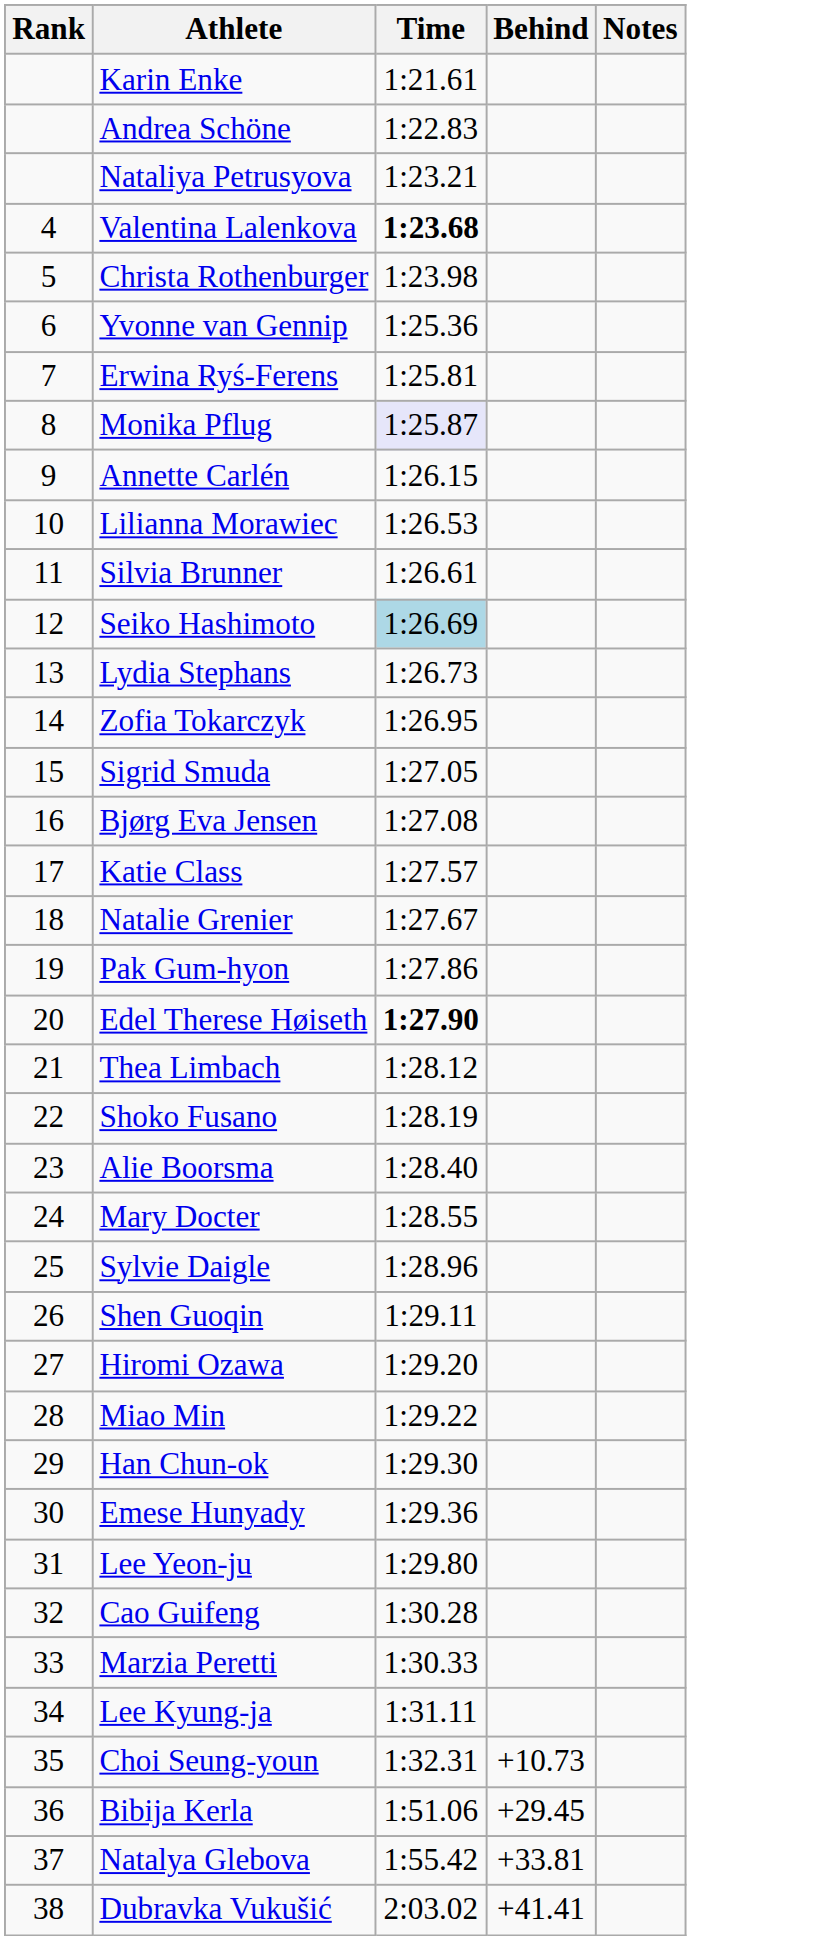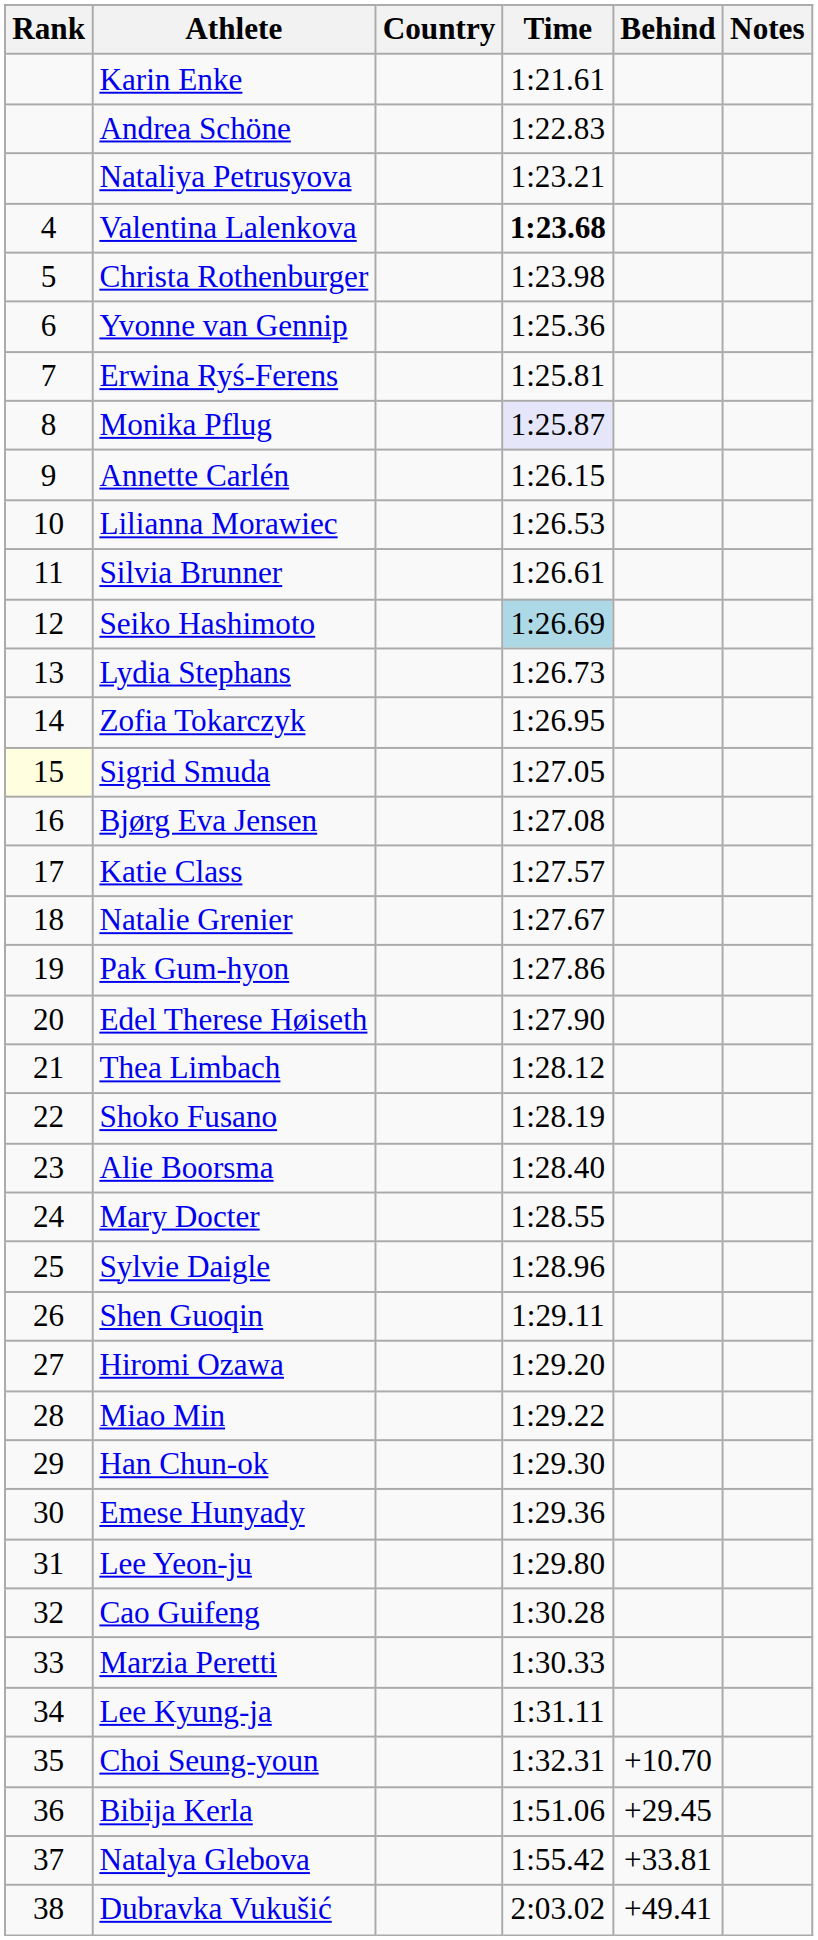+ column: (439, 29)
(49, 771) no background -> (49, 771) lightyellow background
(431, 1018) bold -> (558, 1018) normal
(541, 1761) +10.73 -> (668, 1761) +10.70
(541, 1909) +41.41 -> (668, 1909) +49.41
